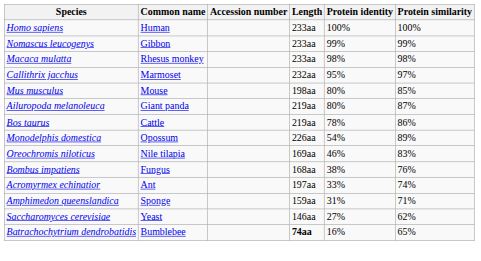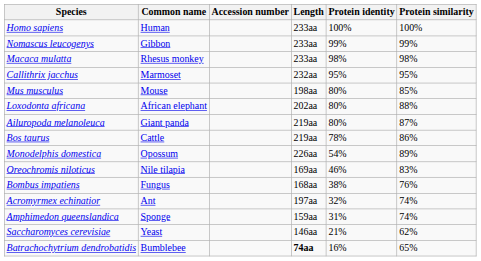(407, 75) 97% -> (408, 75) 95%
+ row: (46, 106)
(336, 185) 33% -> (338, 201) 32%
(407, 201) 71% -> (408, 216) 74%
(336, 216) 27% -> (338, 232) 21%
